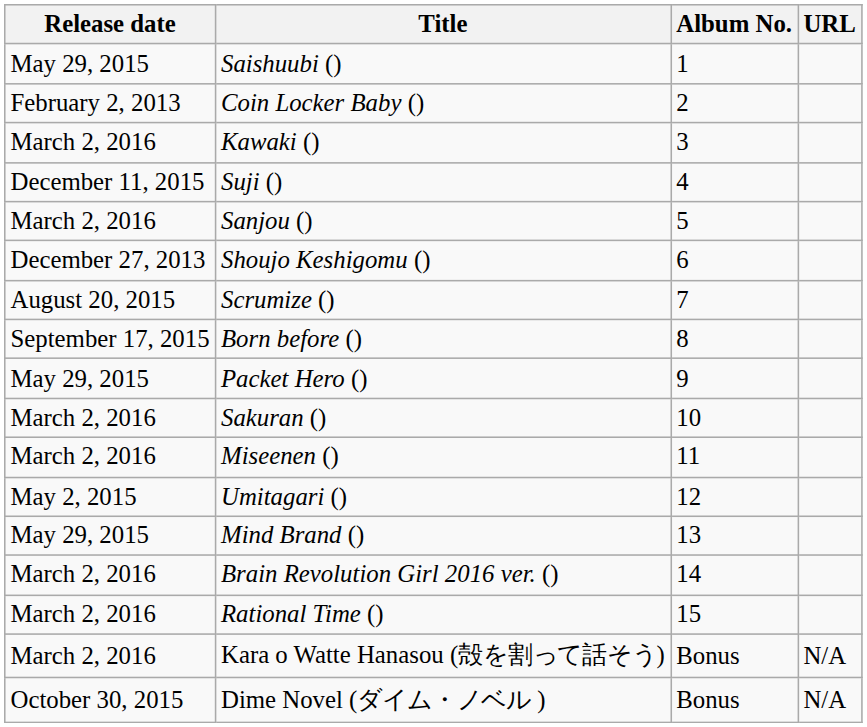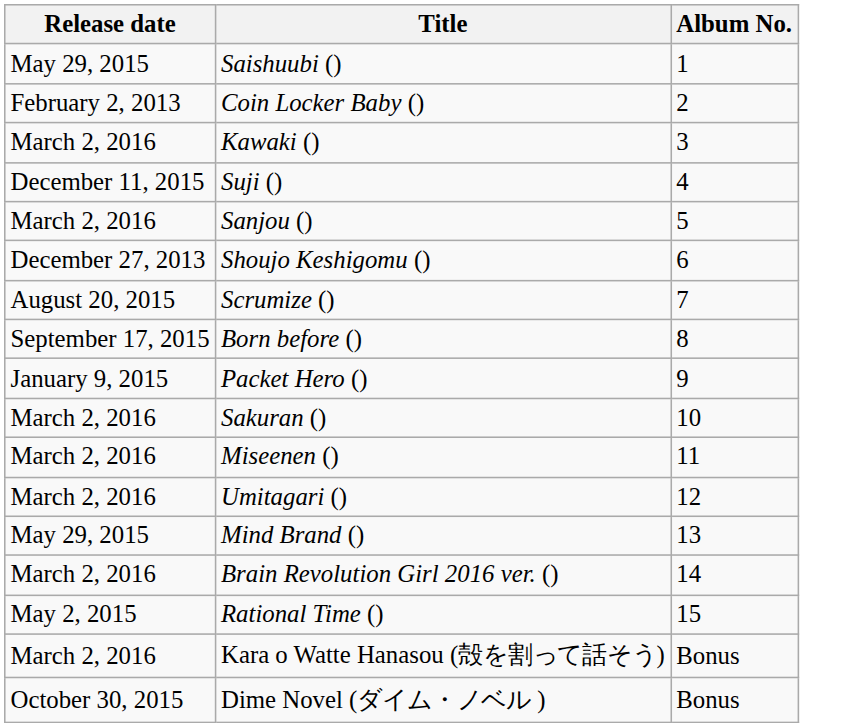- column: (830, 24)
(80, 378) May 29, 2015 -> (89, 378) January 9, 2015
(74, 496) May 2, 2015 -> (83, 496) March 2, 2016
(83, 614) March 2, 2016 -> (74, 614) May 2, 2015
